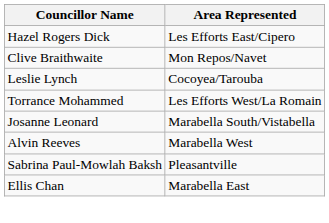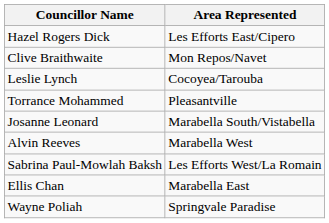(245, 100) Les Efforts West/La Romain -> (203, 100) Pleasantville
(203, 164) Pleasantville -> (245, 164) Les Efforts West/La Romain
+ row: (45, 206)
